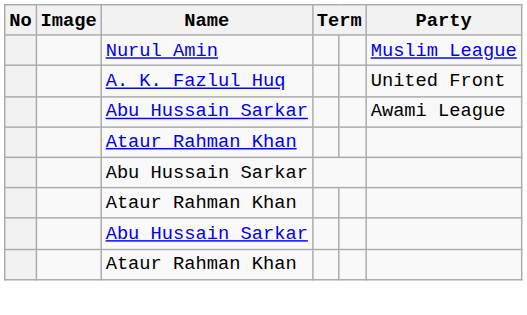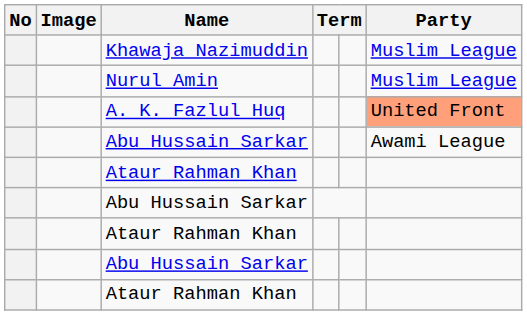+ row: (20, 50)
(438, 81) no background -> (438, 112) lightsalmon background
